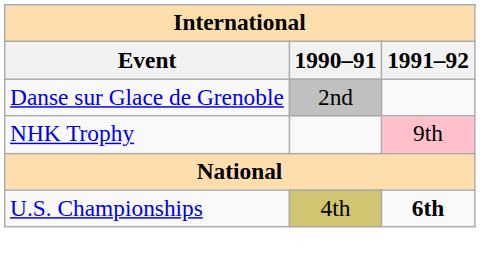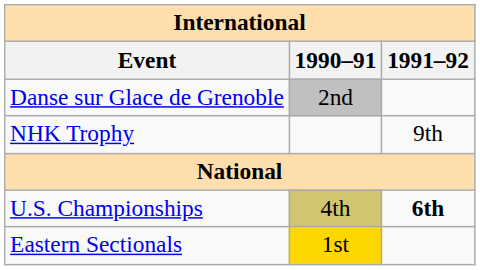(428, 134) pink background -> (428, 134) no background
+ row: (96, 245)
